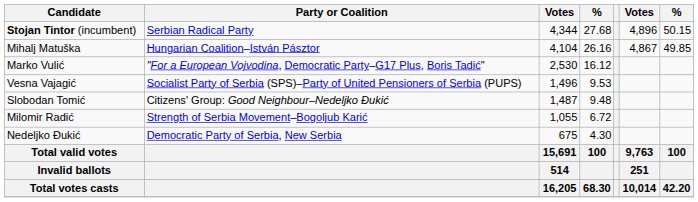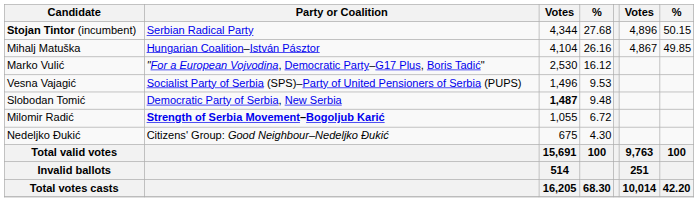(268, 100) Citizens' Group: Good Neighbour–Nedeljko Ðukić -> (244, 100) Democratic Party of Serbia, New Serbia
(563, 100) normal -> (563, 100) bold
(257, 118) normal -> (266, 118) bold
(244, 135) Democratic Party of Serbia, New Serbia -> (268, 135) Citizens' Group: Good Neighbour–Nedeljko Ðukić
